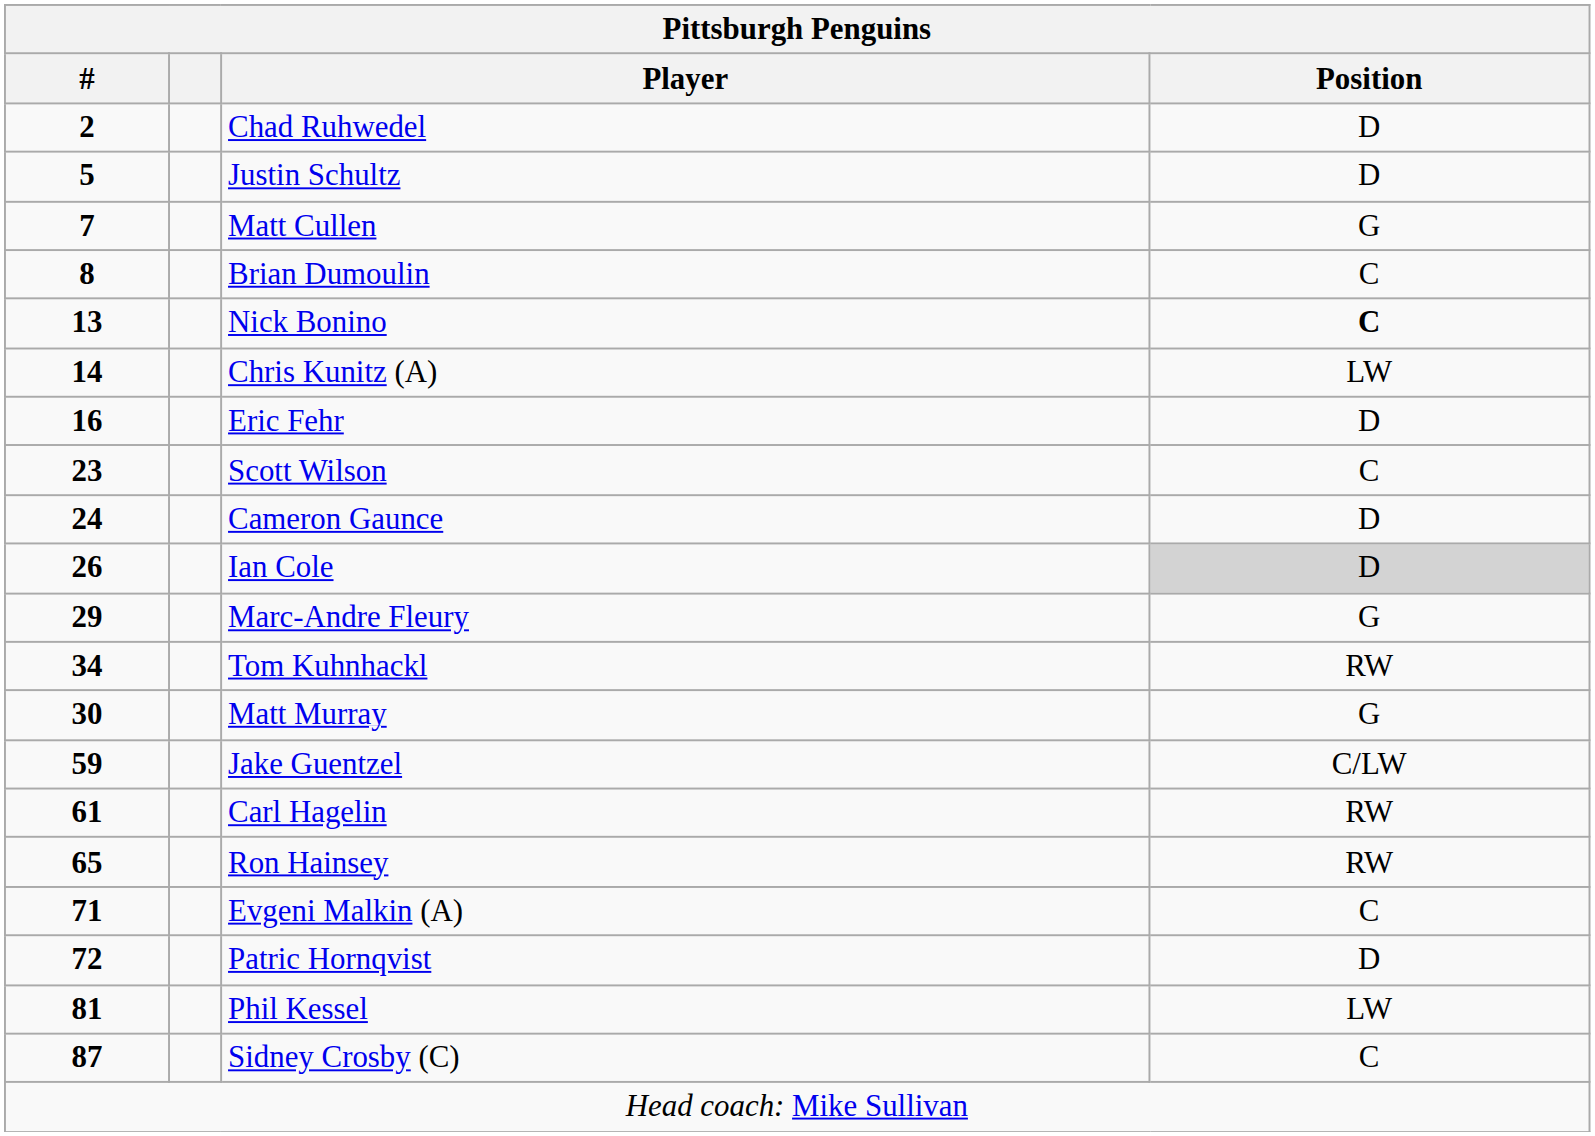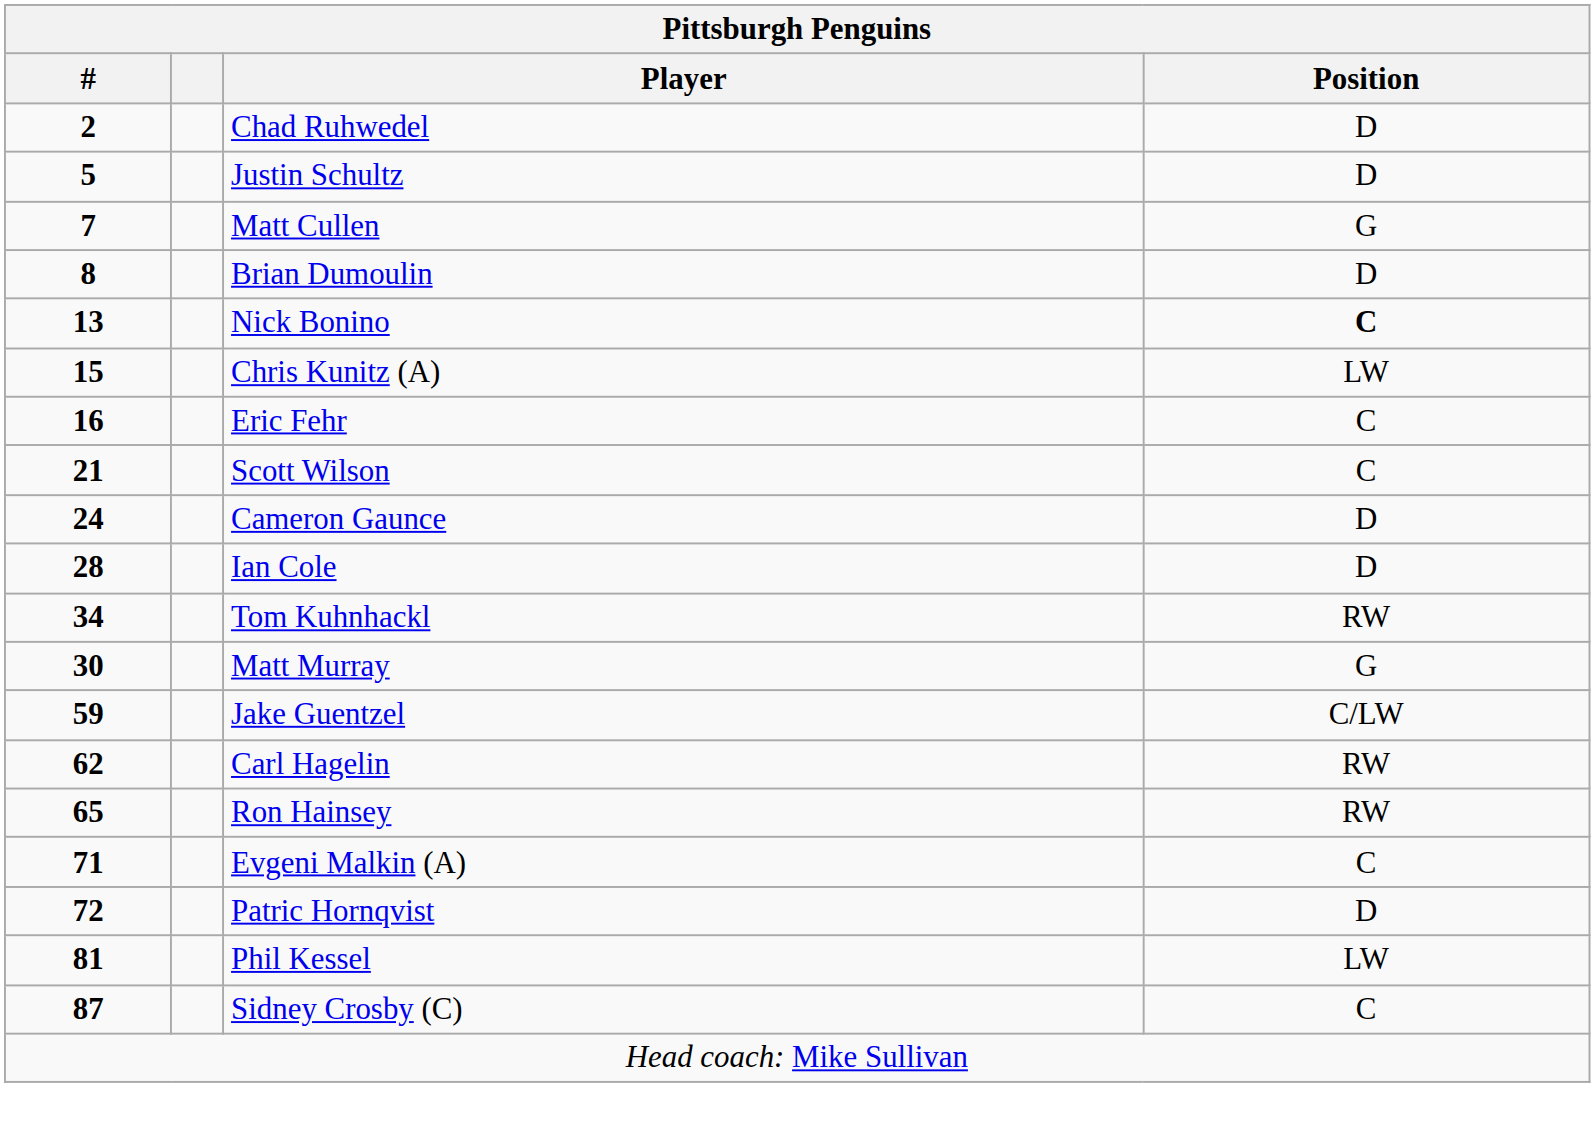(1369, 273) C -> (1366, 273) D
(87, 371) 14 -> (88, 371) 15
(1369, 420) D -> (1366, 420) C
(87, 469) 23 -> (88, 469) 21
(87, 567) 26 -> (88, 567) 28
(1369, 567) lightgrey background -> (1366, 567) no background
- row: (349, 616)
(87, 812) 61 -> (88, 763) 62
